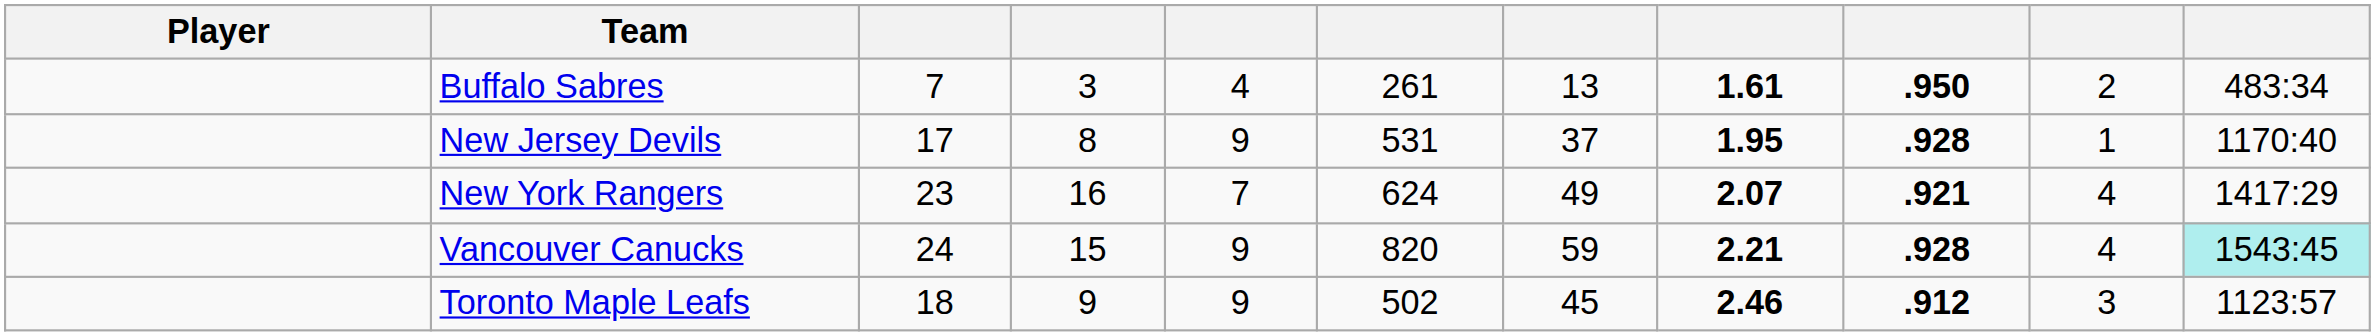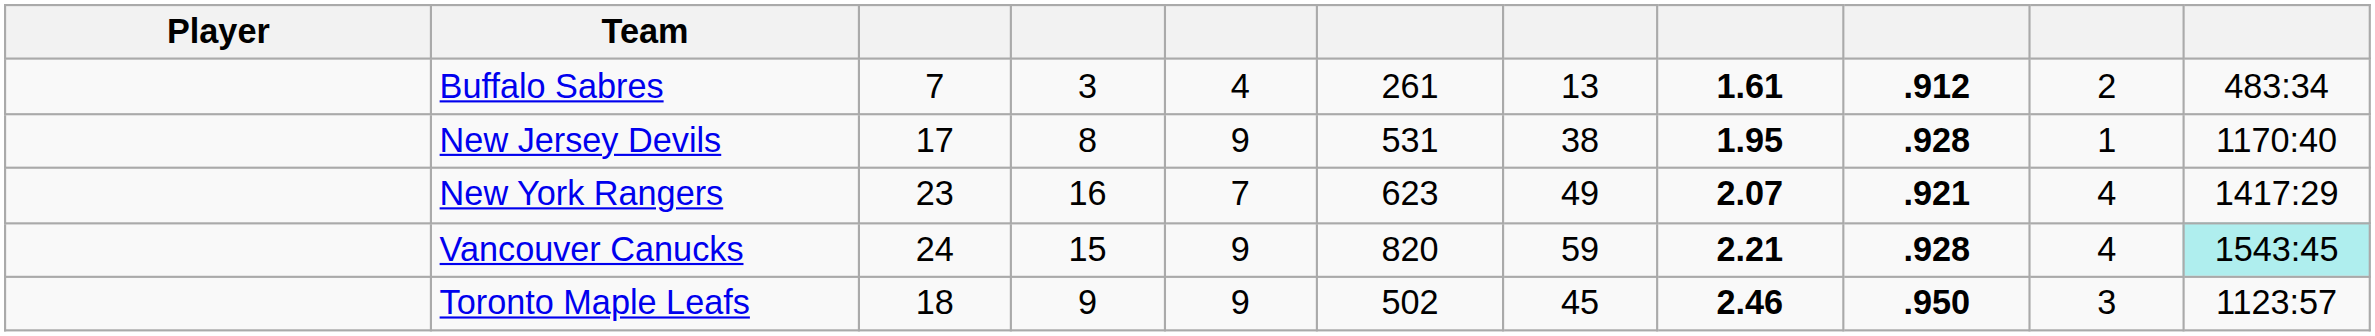(1937, 85) .950 -> (1937, 85) .912
(1580, 140) 37 -> (1580, 140) 38
(1410, 194) 624 -> (1410, 194) 623
(1937, 303) .912 -> (1937, 303) .950
